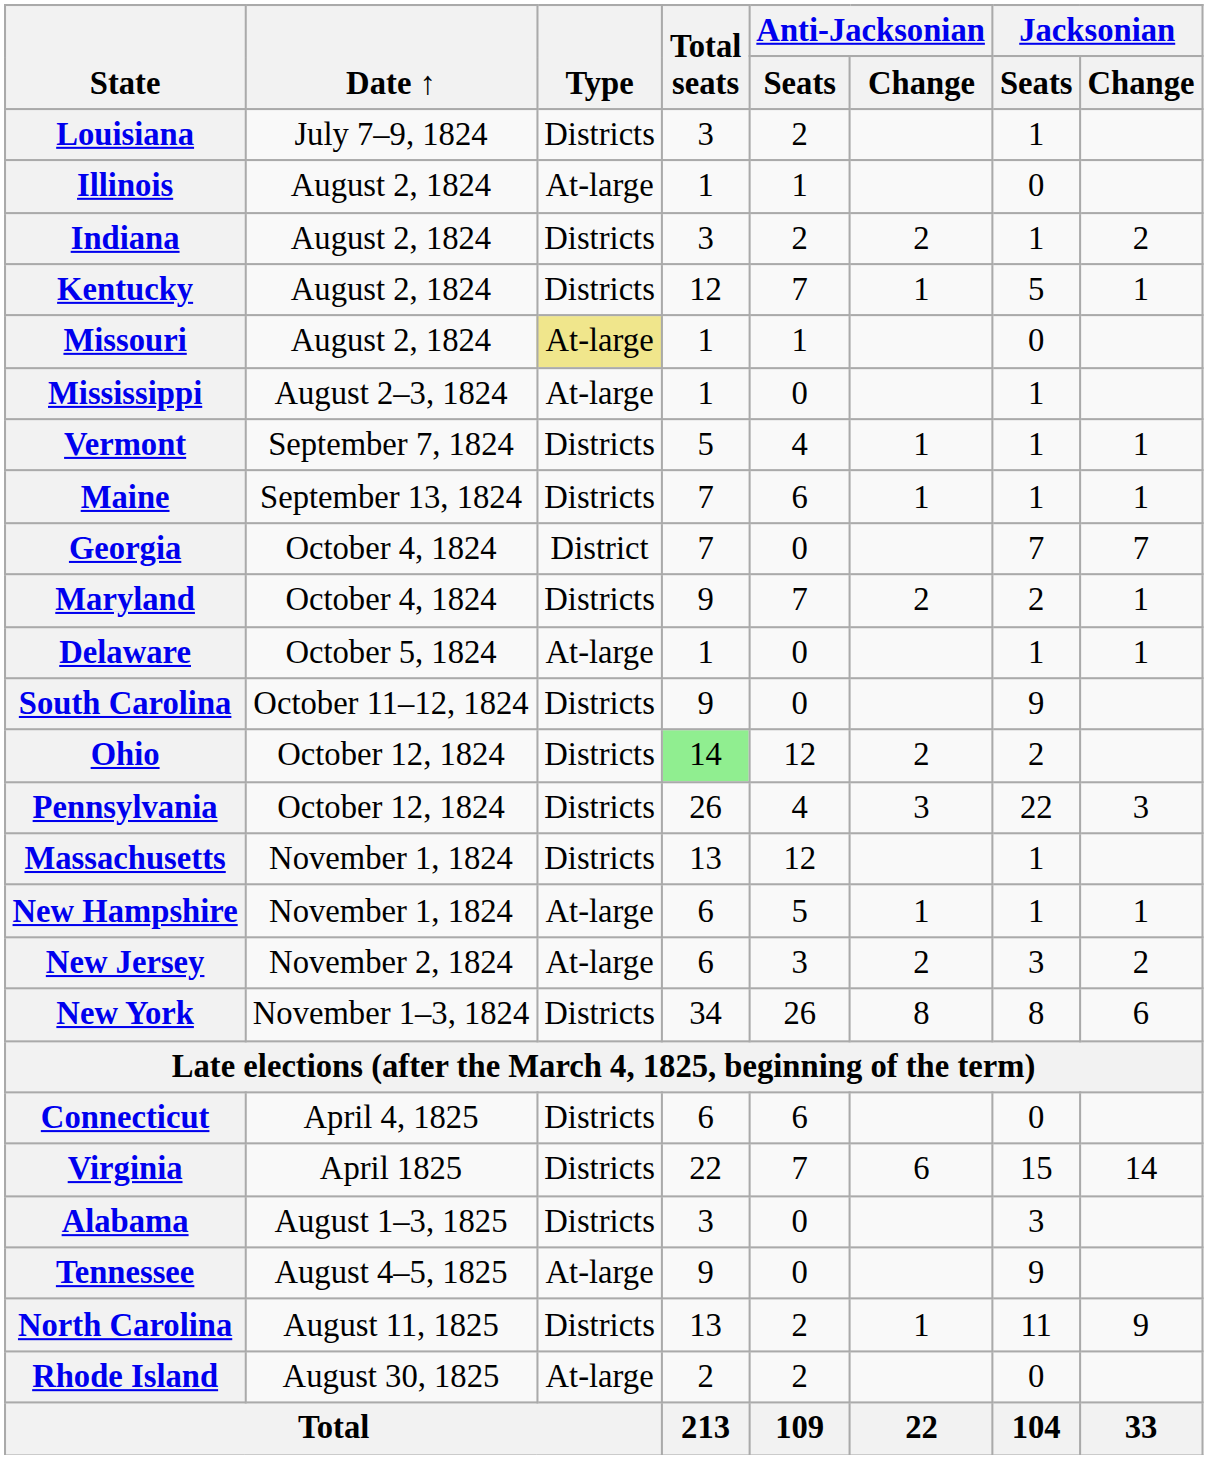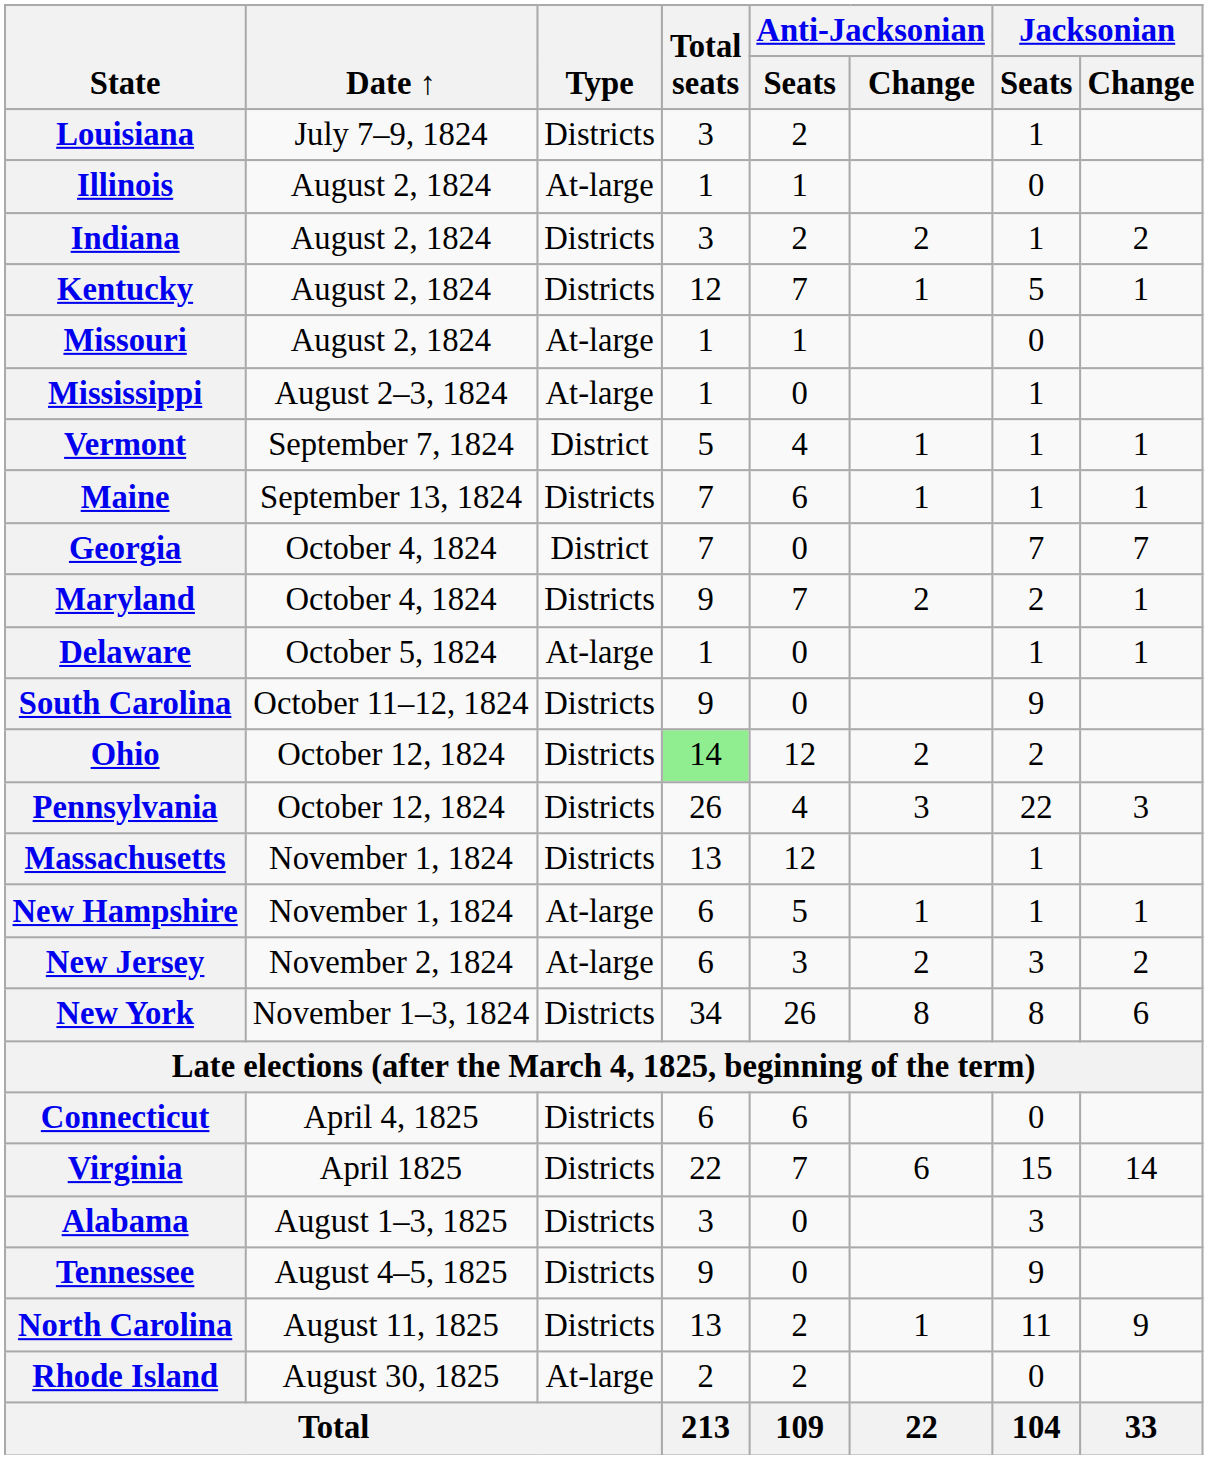(600, 340) khaki background -> (600, 340) no background
(600, 444) Districts -> (600, 444) District
(600, 1272) At-large -> (600, 1272) Districts
